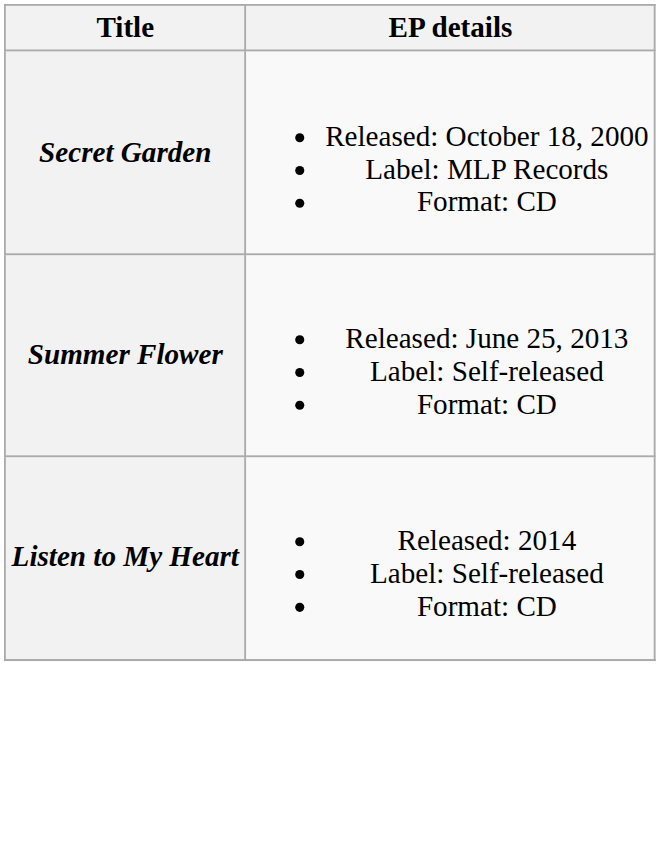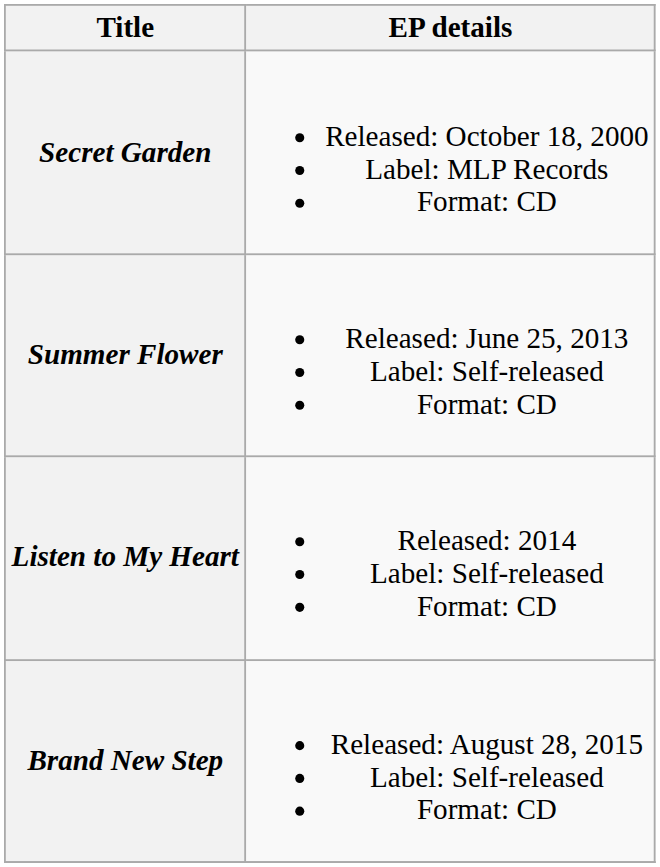+ row: (125, 760)
